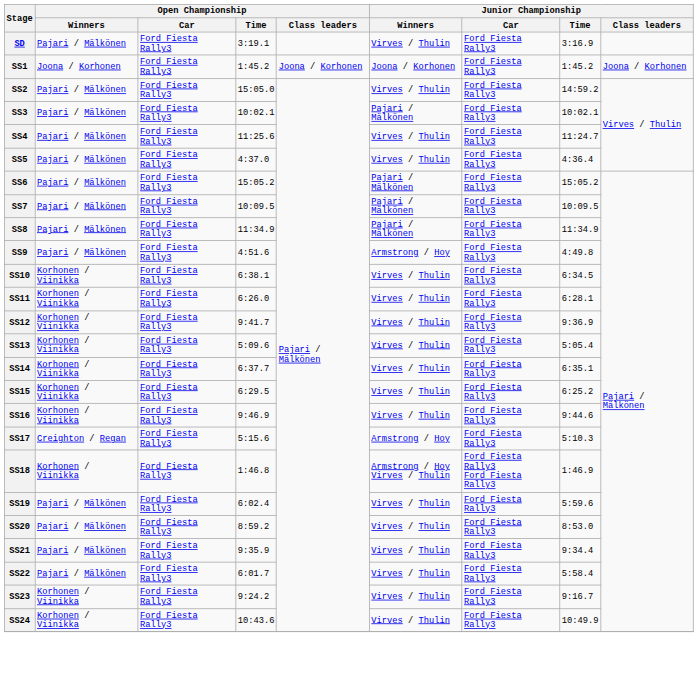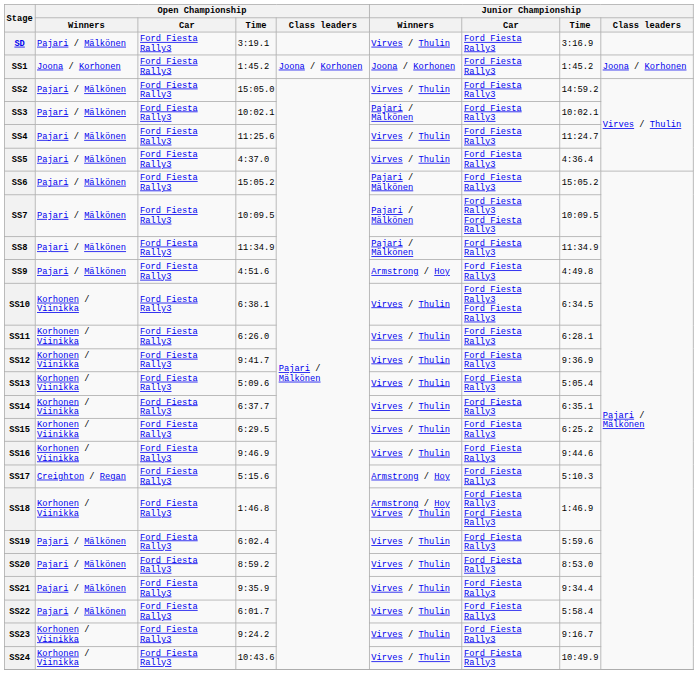(493, 206) Ford Fiesta Rally3 -> (493, 216) Ford Fiesta Rally3 Ford Fiesta Rally3
(493, 276) Ford Fiesta Rally3 -> (493, 304) Ford Fiesta Rally3 Ford Fiesta Rally3
